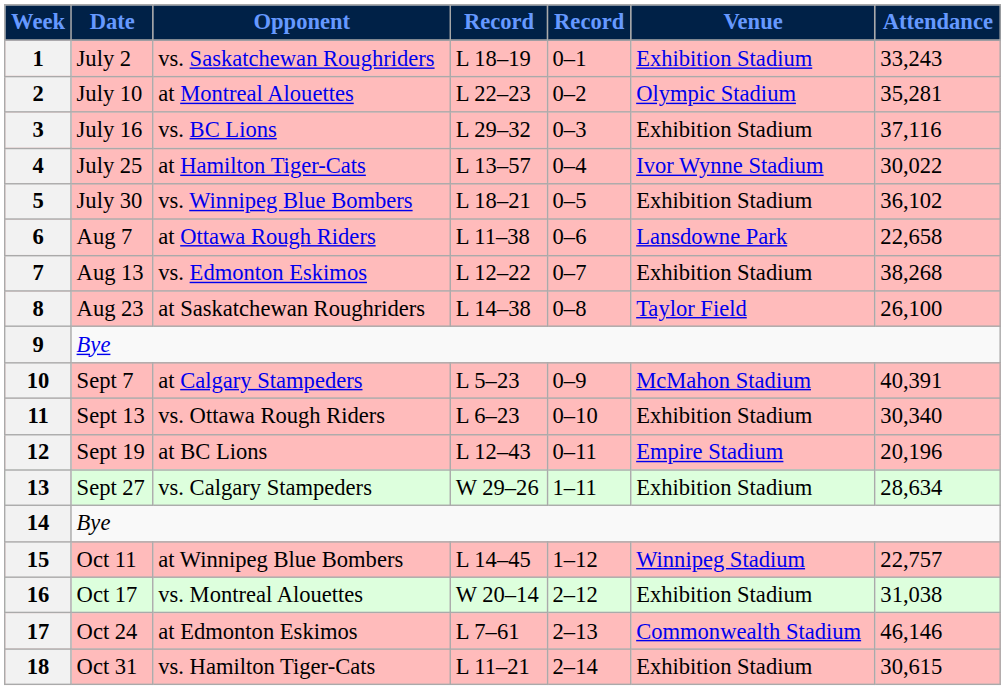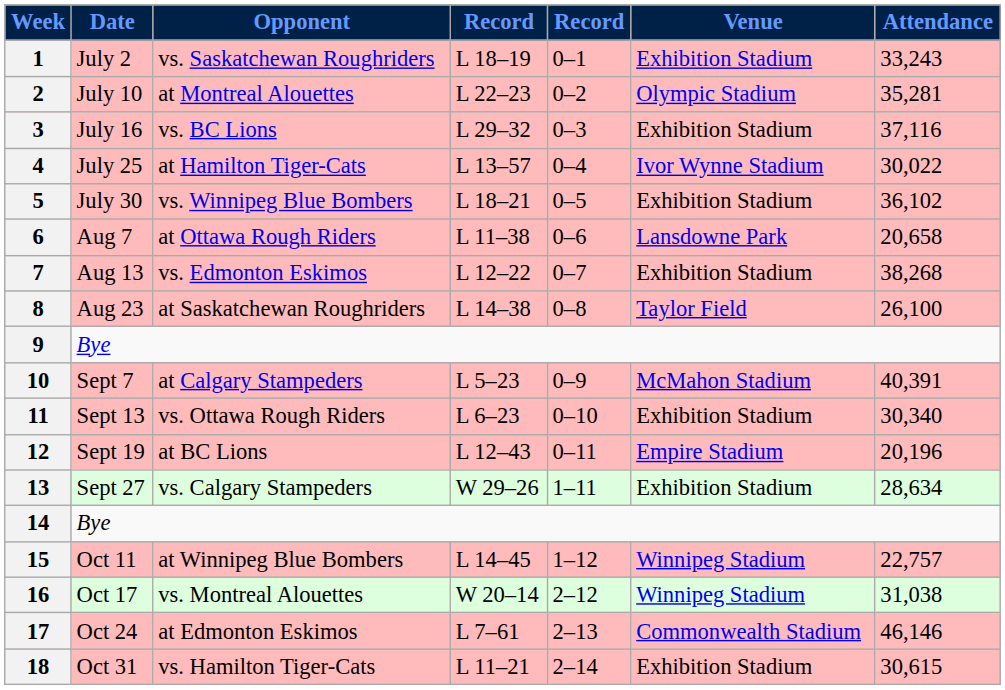(911, 237) 22,658 -> (911, 237) 20,658
(724, 594) Exhibition Stadium -> (721, 594) Winnipeg Stadium
